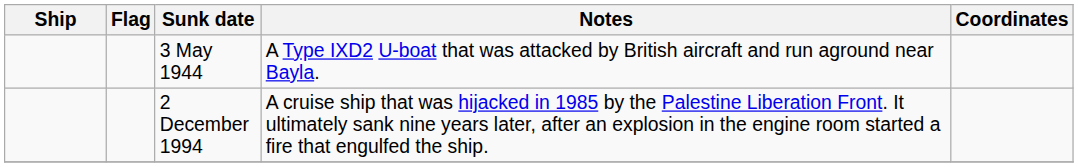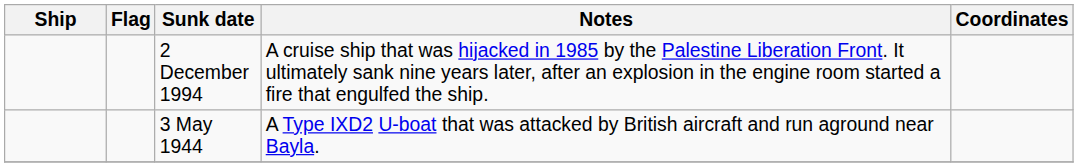rows swapped: (204, 124) <-> (186, 61)
